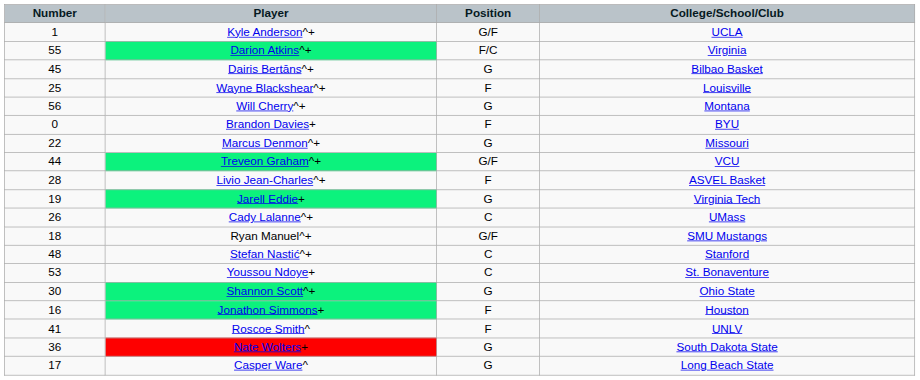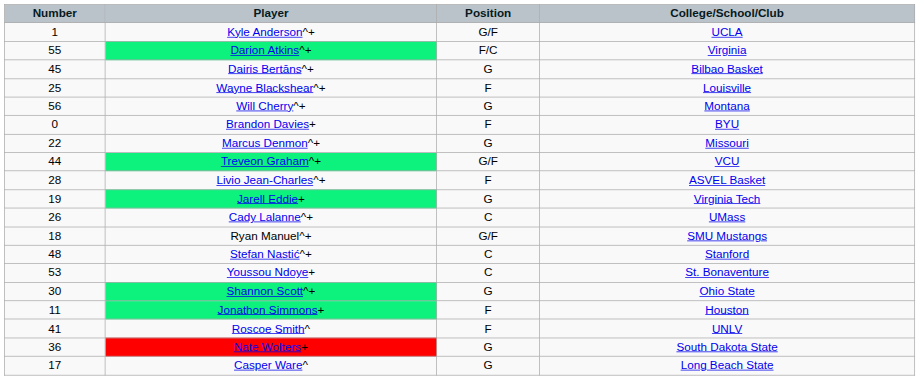(55, 310) 16 -> (55, 310) 11
